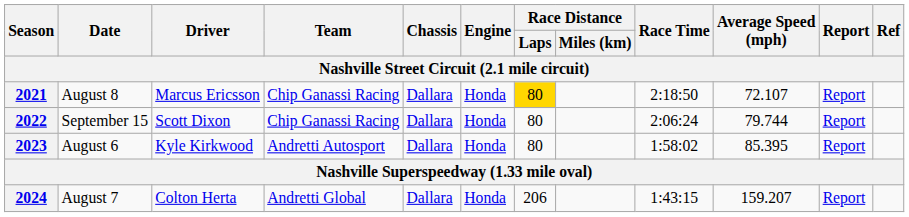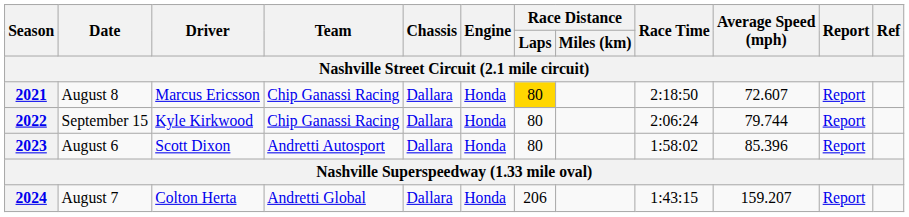(766, 95) 72.107 -> (766, 95) 72.607
(193, 120) Scott Dixon -> (204, 120) Kyle Kirkwood
(204, 146) Kyle Kirkwood -> (193, 146) Scott Dixon
(766, 146) 85.395 -> (766, 146) 85.396
